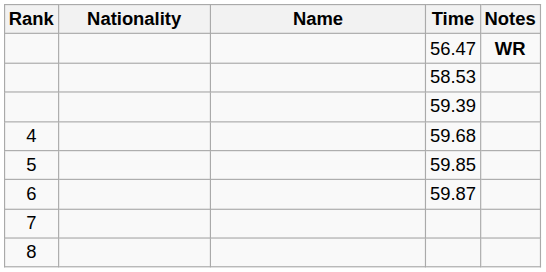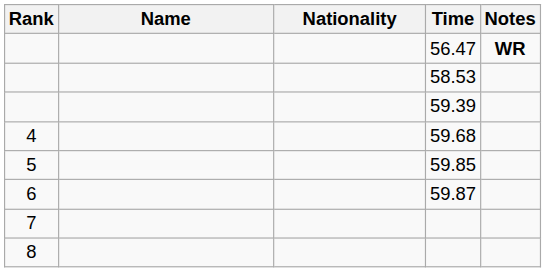columns swapped: (318, 19) <-> (134, 19)
